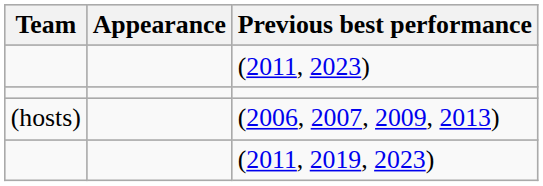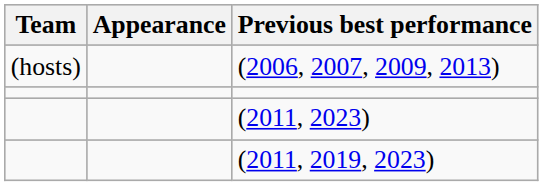rows swapped: (304, 65) <-> (369, 118)
